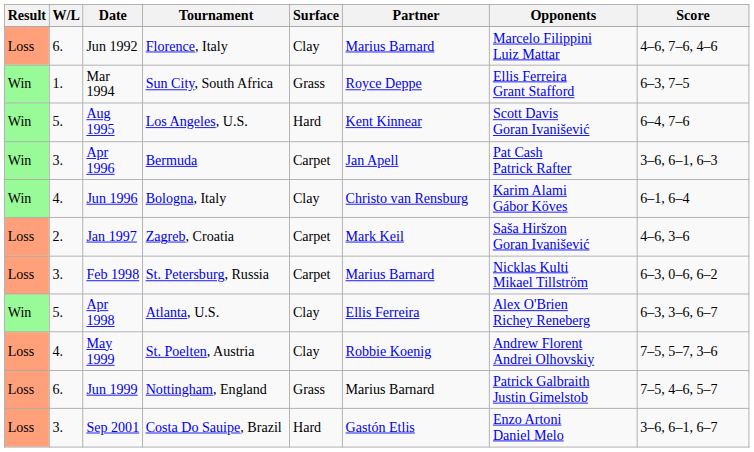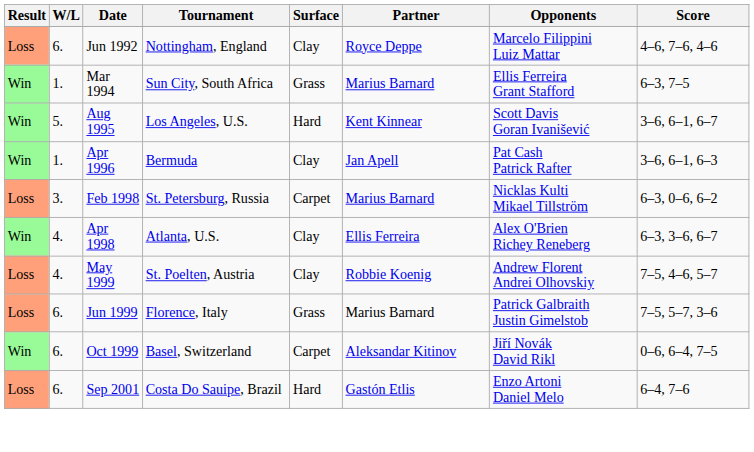(187, 45) Florence, Italy -> (206, 45) Nottingham, England
(390, 45) Marius Barnard -> (384, 45) Royce Deppe
(384, 84) Royce Deppe -> (390, 84) Marius Barnard
(665, 122) 6–4, 7–6 -> (679, 122) 3–6, 6–1, 6–7
(58, 160) 3. -> (58, 160) 1.
(312, 160) Carpet -> (306, 160) Clay
- row: (112, 198)
- row: (112, 236)
(58, 313) 5. -> (58, 236) 4.
(679, 351) 7–5, 5–7, 3–6 -> (679, 274) 7–5, 4–6, 5–7
(206, 389) Nottingham, England -> (187, 313) Florence, Italy
(679, 389) 7–5, 4–6, 5–7 -> (679, 313) 7–5, 5–7, 3–6
+ row: (112, 351)
(58, 427) 3. -> (58, 389) 6.
(679, 427) 3–6, 6–1, 6–7 -> (665, 389) 6–4, 7–6
